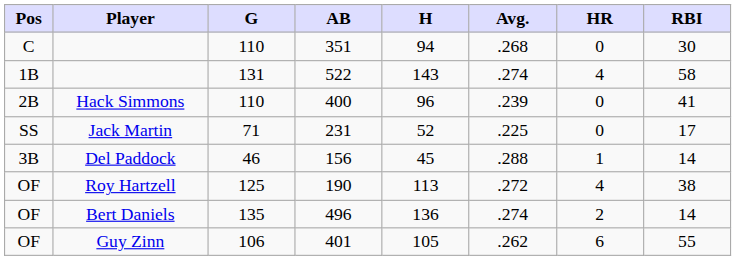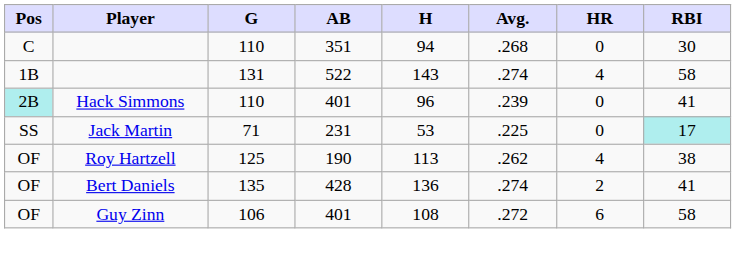(29, 102) no background -> (29, 102) paleturquoise background
(338, 102) 400 -> (338, 102) 401
(426, 130) 52 -> (426, 130) 53
(687, 130) no background -> (687, 130) paleturquoise background
- row: (130, 158)
(513, 185) .272 -> (513, 158) .262
(338, 213) 496 -> (338, 185) 428
(687, 213) 14 -> (687, 185) 41
(426, 241) 105 -> (426, 213) 108
(513, 241) .262 -> (513, 213) .272
(687, 241) 55 -> (687, 213) 58
